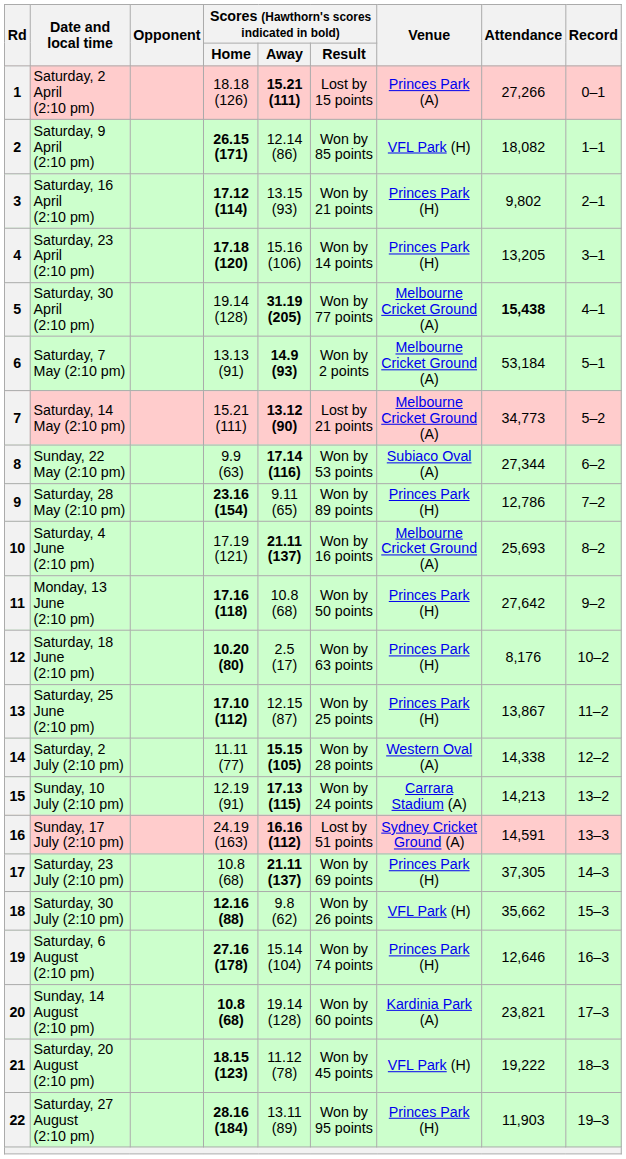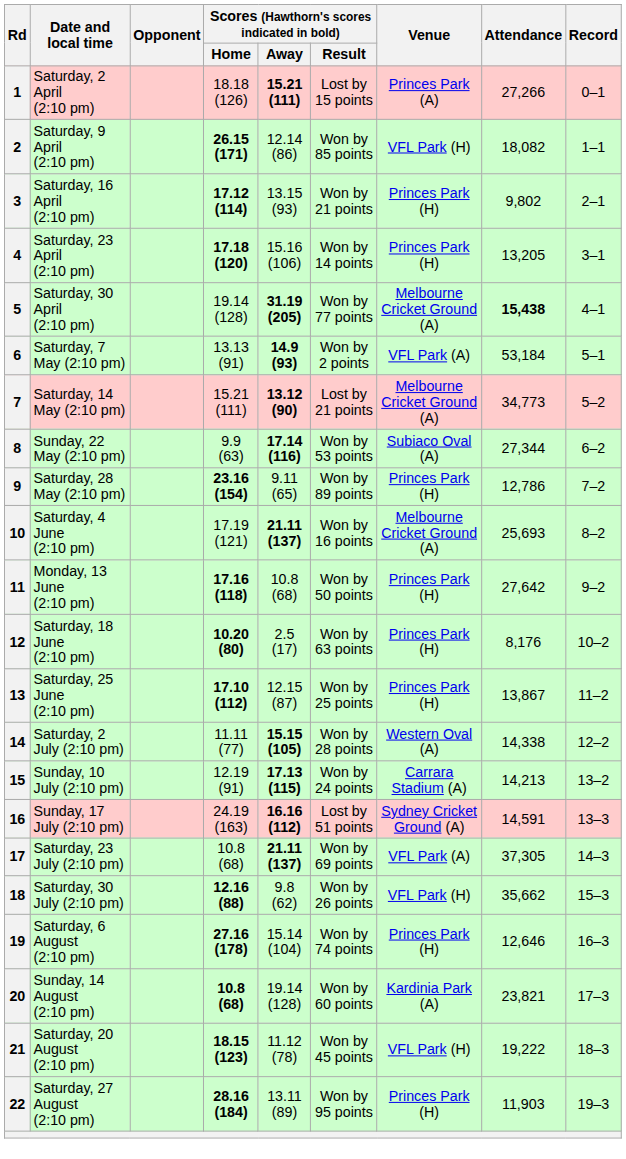(429, 364) Melbourne Cricket Ground (A) -> (429, 356) VFL Park (A)
(429, 873) Princes Park (H) -> (429, 857) VFL Park (A)
